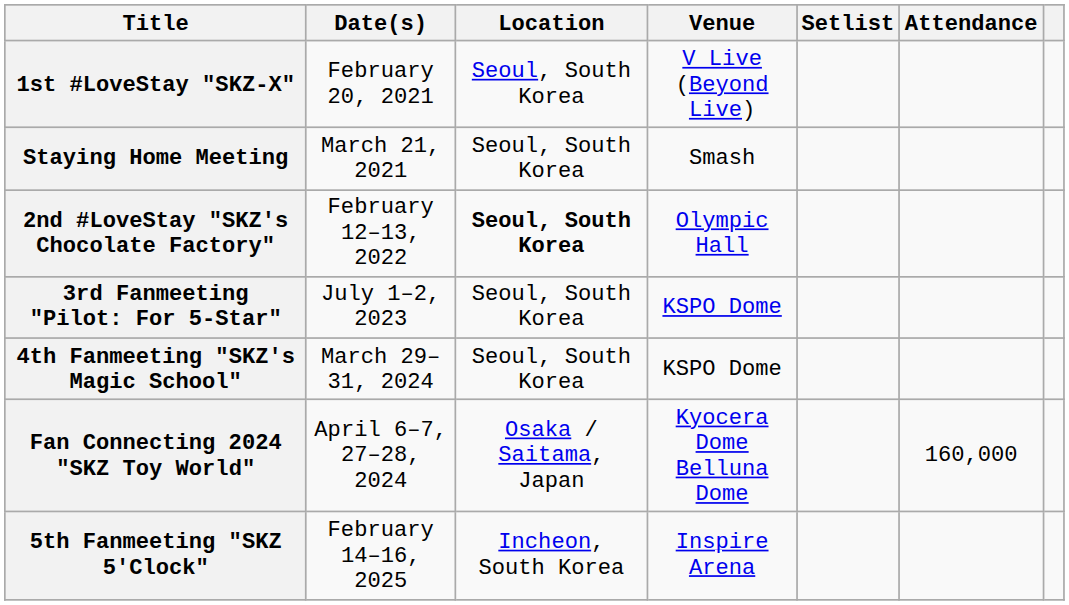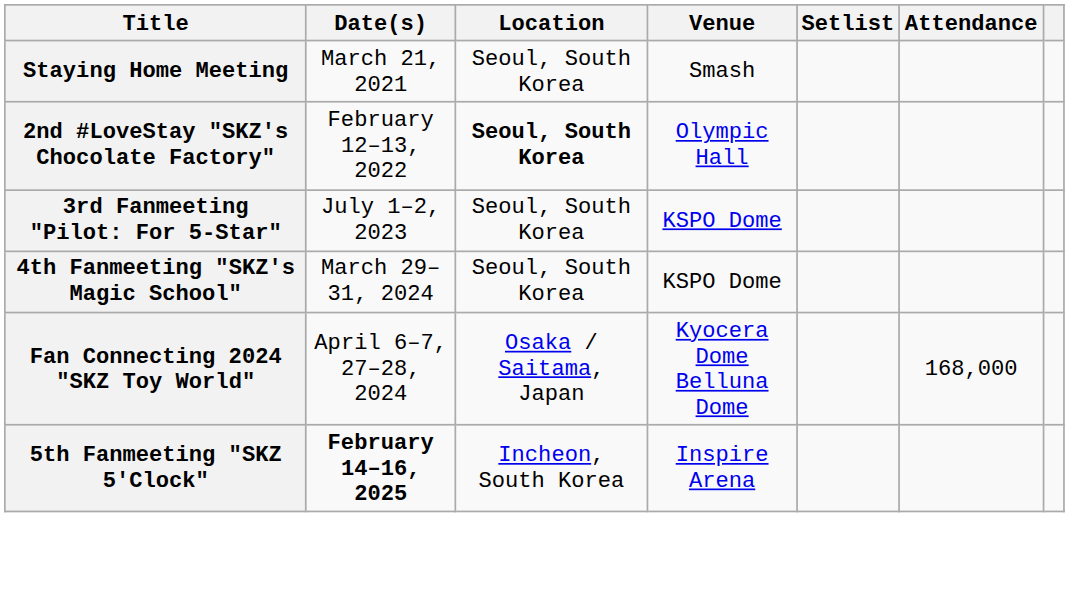- row: (156, 84)
(971, 456) 160,000 -> (971, 369) 168,000
(381, 555) normal -> (381, 468) bold
